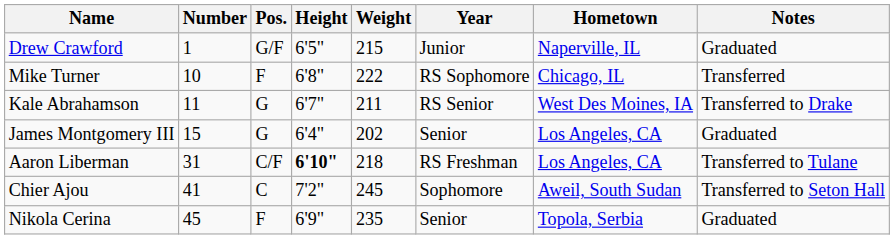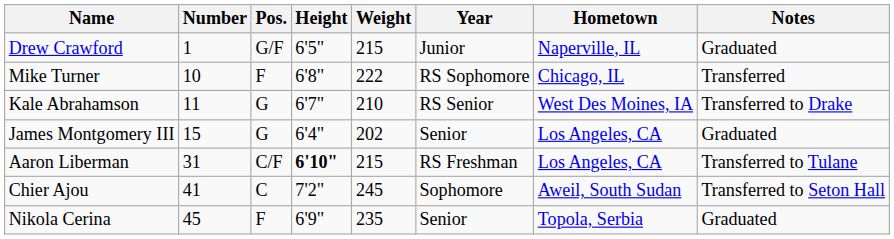(369, 104) 211 -> (369, 104) 210
(369, 162) 218 -> (369, 162) 215
